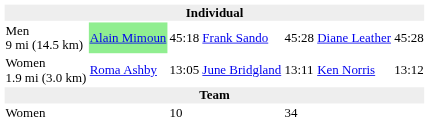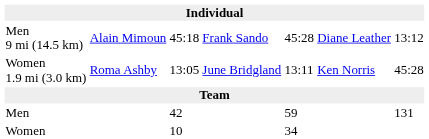(128, 37) lightgreen background -> (128, 37) no background
(409, 37) 45:28 -> (409, 37) 13:12
(409, 70) 13:12 -> (409, 70) 45:28
+ row: (17, 113)
